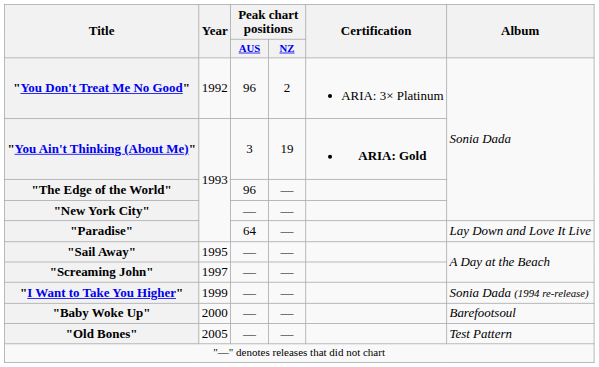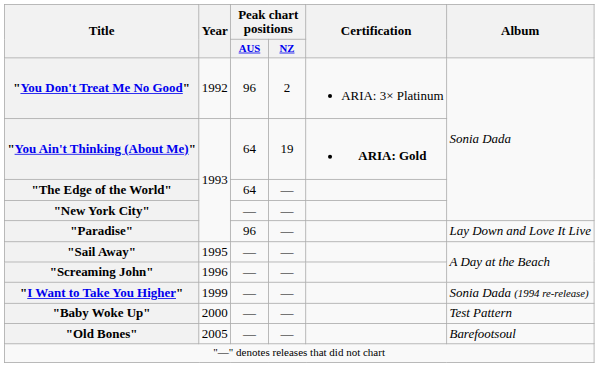(249, 149) 3 -> (249, 149) 64
(249, 190) 96 -> (249, 190) 64
(249, 231) 64 -> (249, 231) 96
(215, 272) 1997 -> (215, 272) 1996
(483, 313) Barefootsoul -> (481, 313) Test Pattern
(481, 333) Test Pattern -> (483, 333) Barefootsoul
